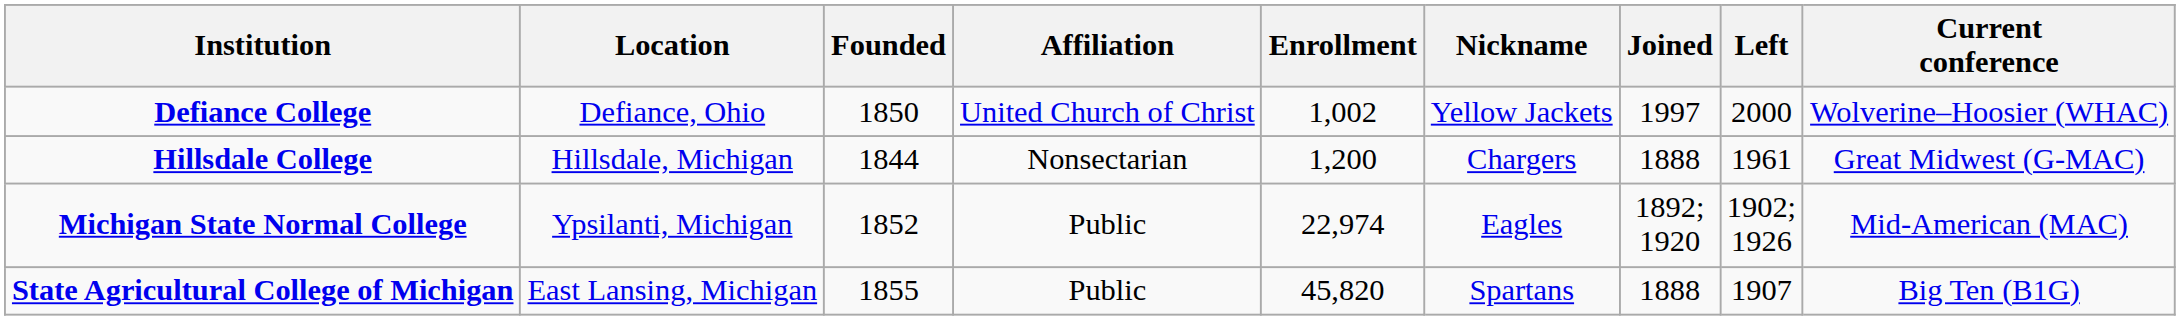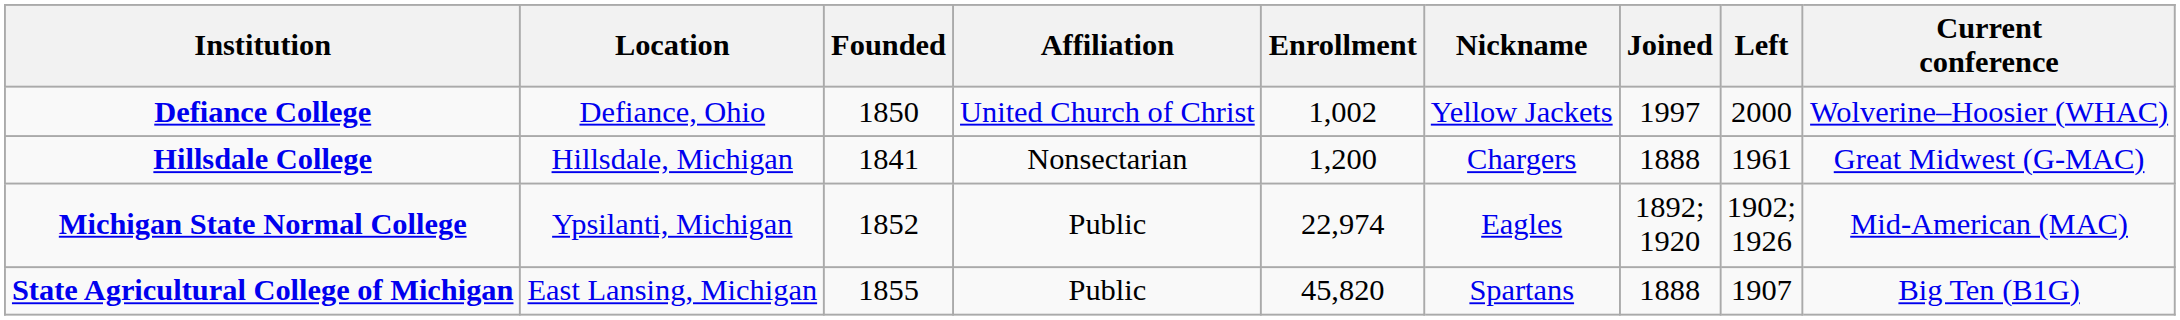(889, 159) 1844 -> (889, 159) 1841
